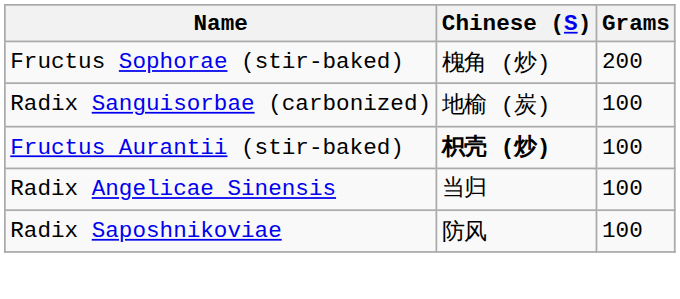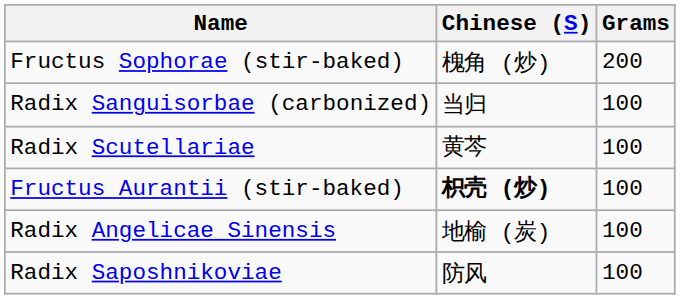(496, 106) 地榆 (炭) -> (464, 106) 当归
+ row: (132, 147)
(464, 190) 当归 -> (496, 232) 地榆 (炭)
